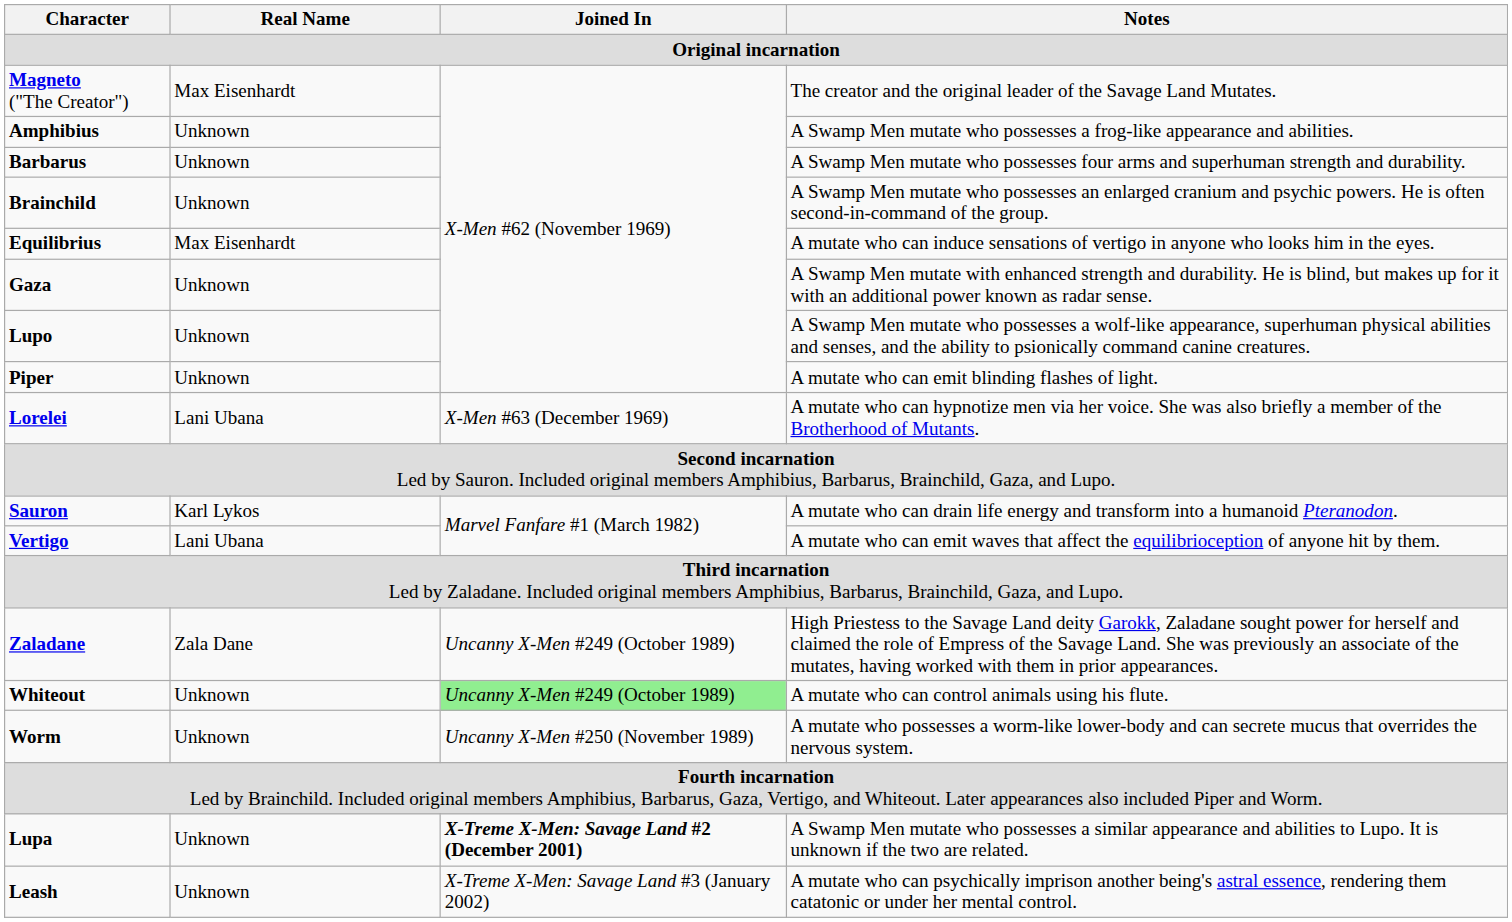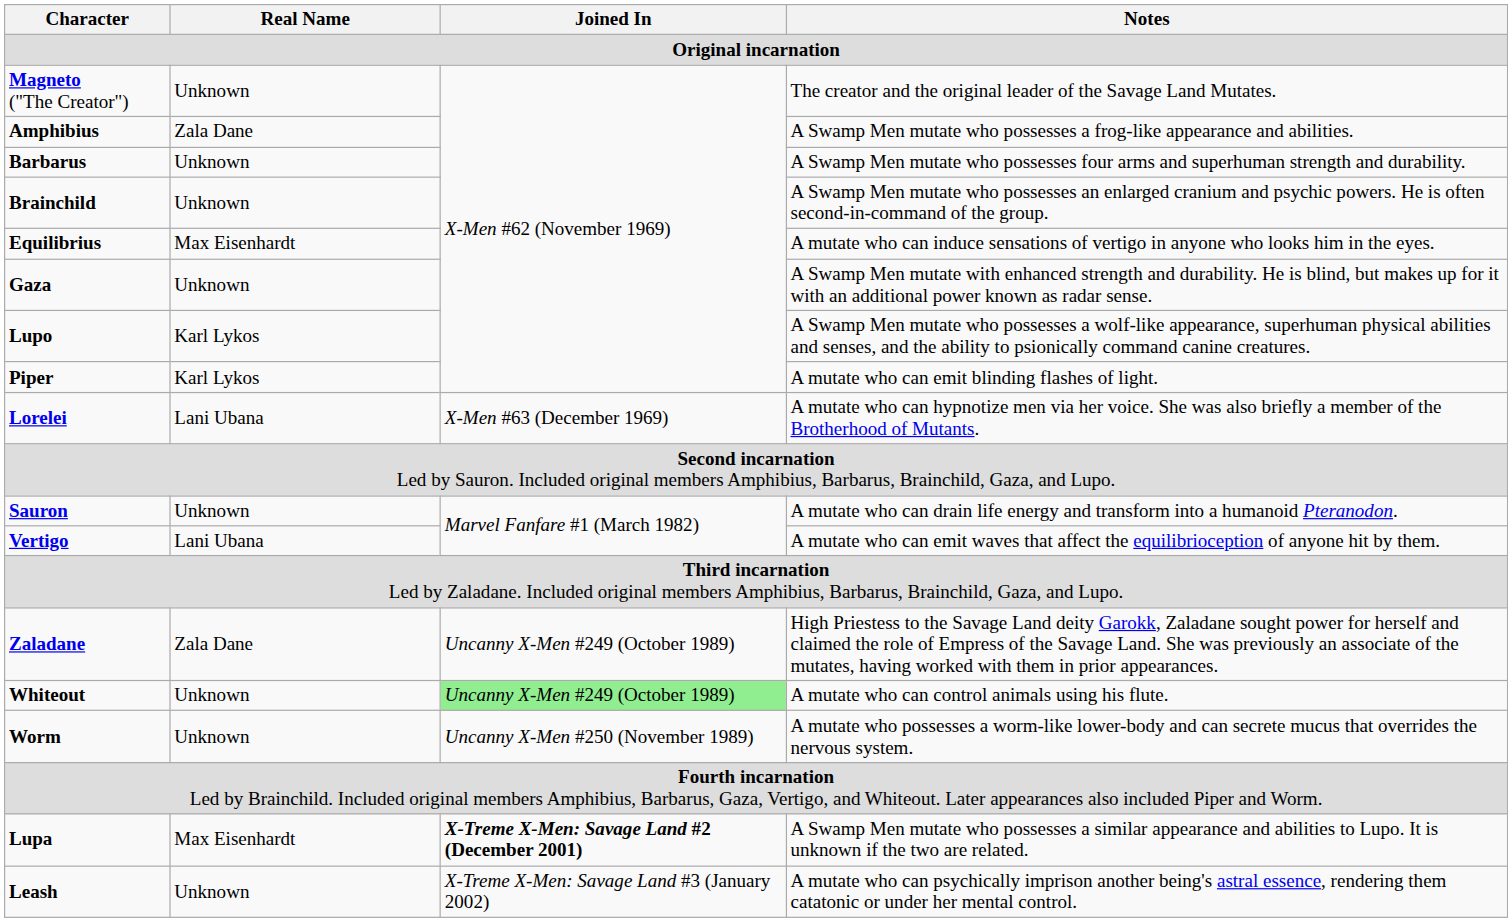(235, 90) Max Eisenhardt -> (212, 90) Unknown
(212, 131) Unknown -> (214, 131) Zala Dane
(212, 336) Unknown -> (217, 336) Karl Lykos
(212, 377) Unknown -> (217, 377) Karl Lykos
(217, 510) Karl Lykos -> (212, 510) Unknown
(212, 839) Unknown -> (235, 839) Max Eisenhardt
